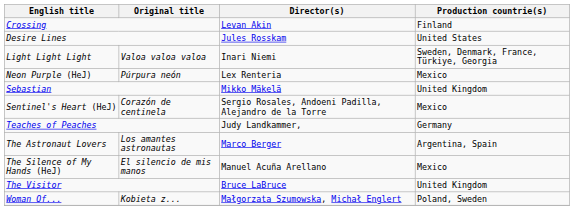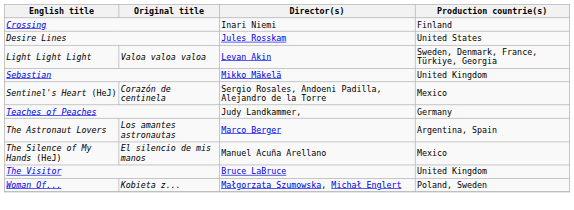(246, 25) Levan Akin -> (249, 25) Inari Niemi
(249, 57) Inari Niemi -> (246, 57) Levan Akin
- row: (49, 75)
